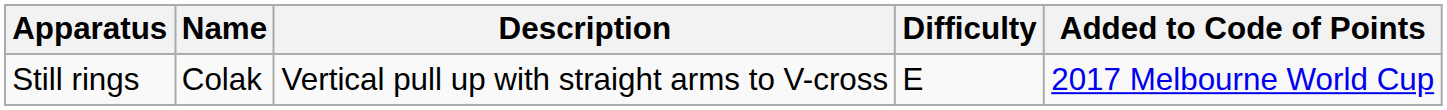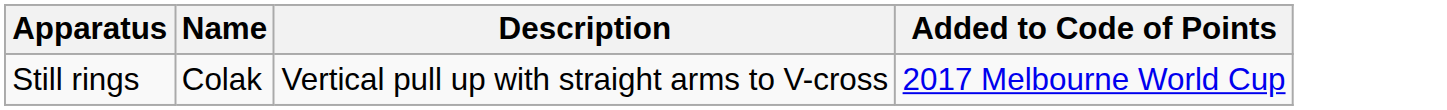- column: (970, 29)
